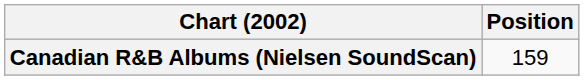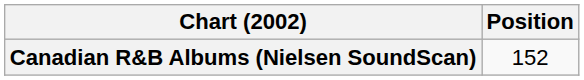(530, 57) 159 -> (530, 57) 152
